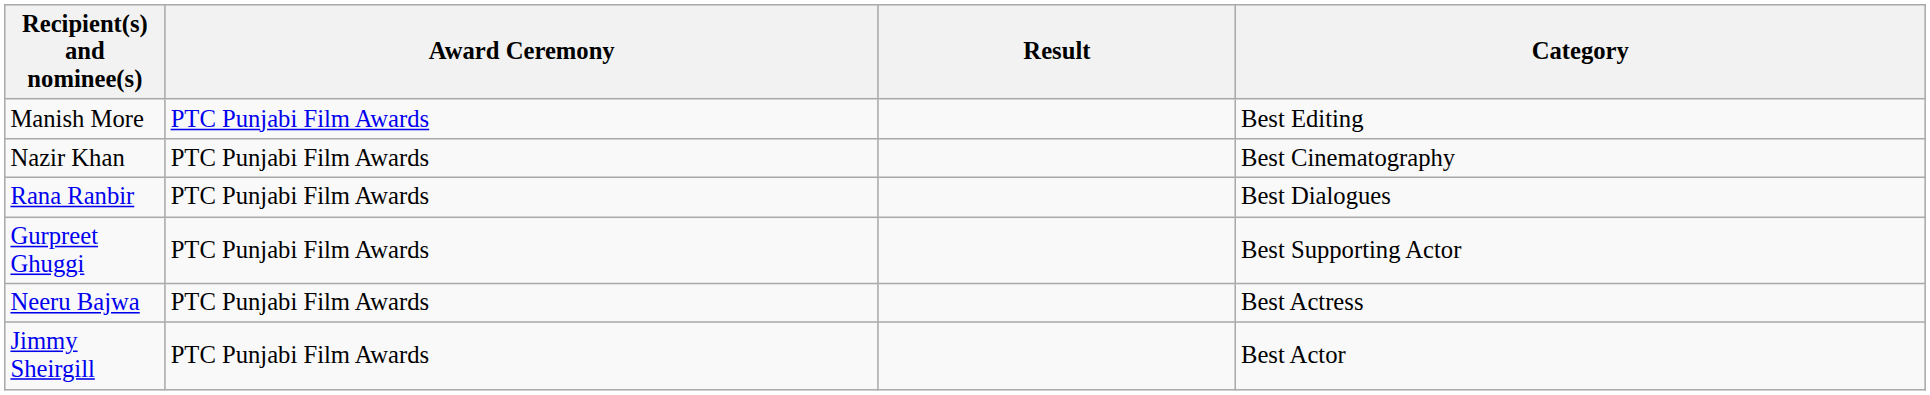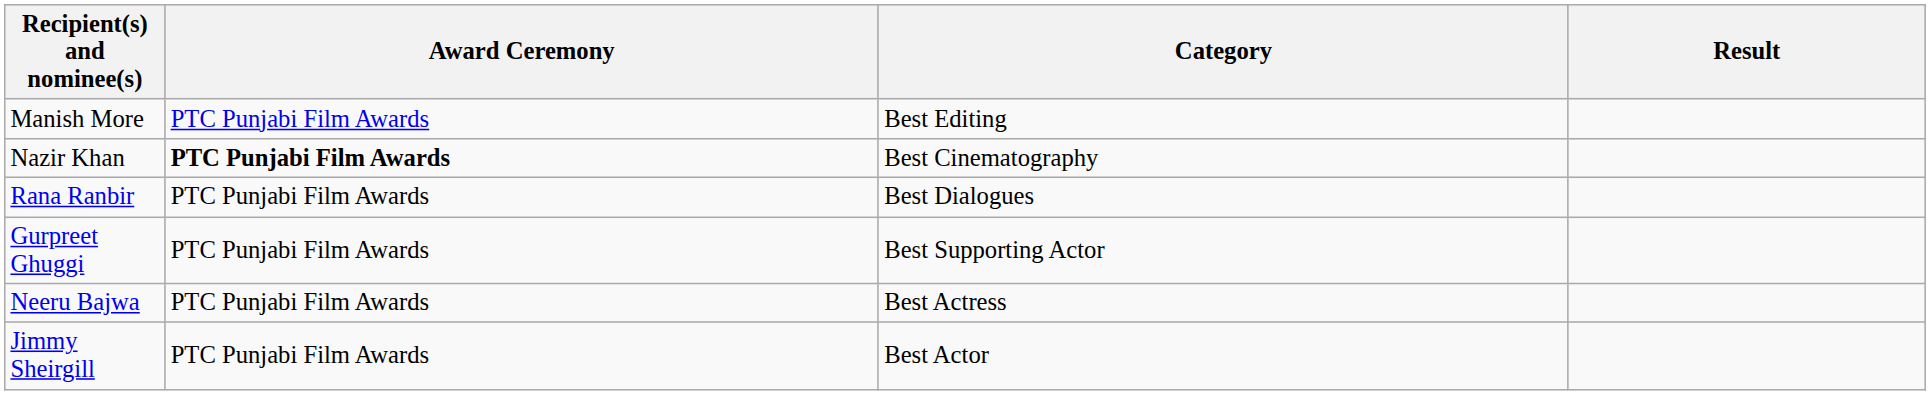columns swapped: (1580, 51) <-> (1057, 51)
(300, 157) normal -> (310, 157) bold
